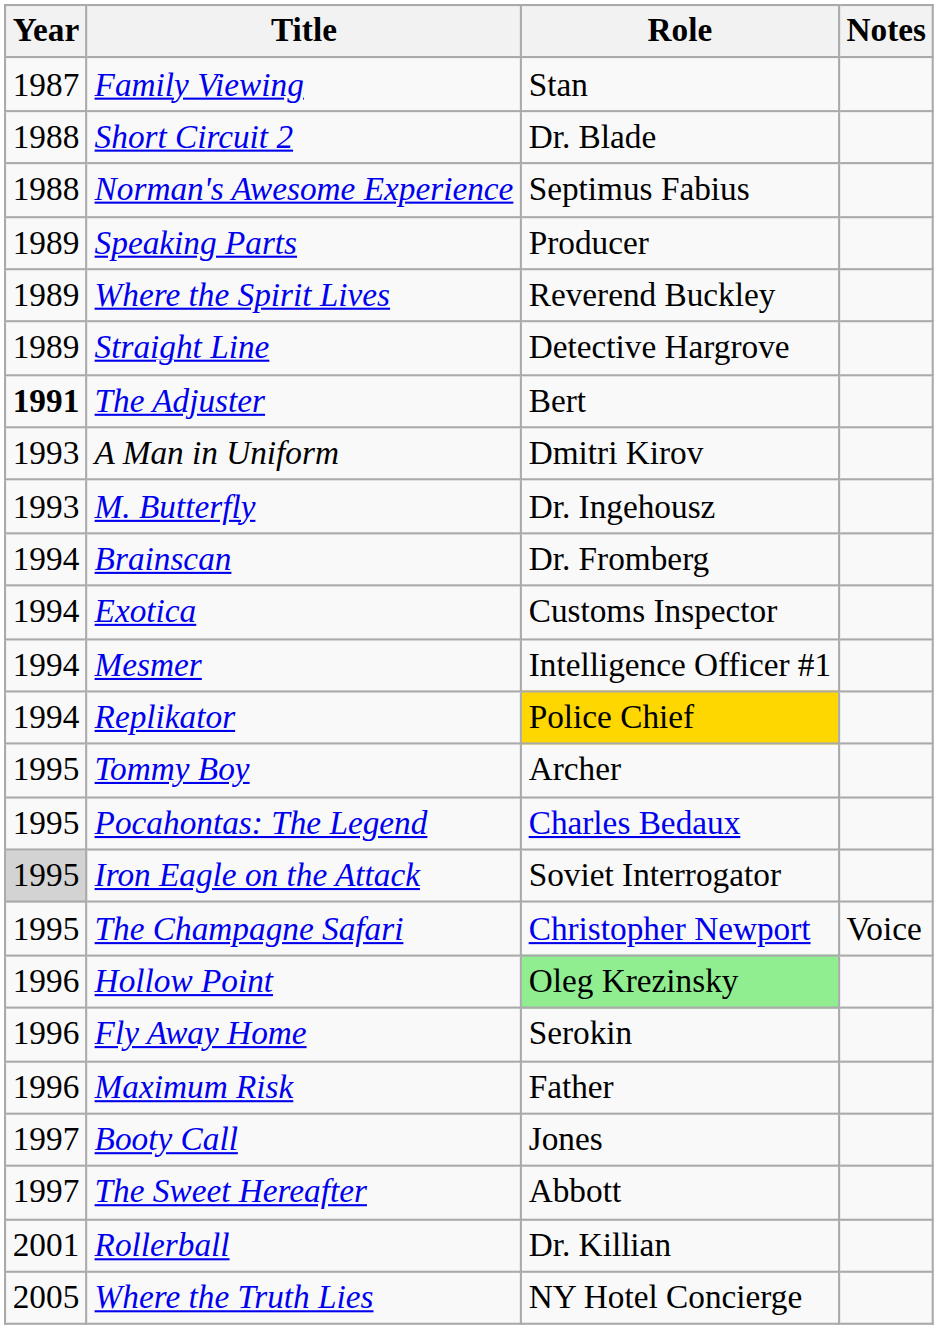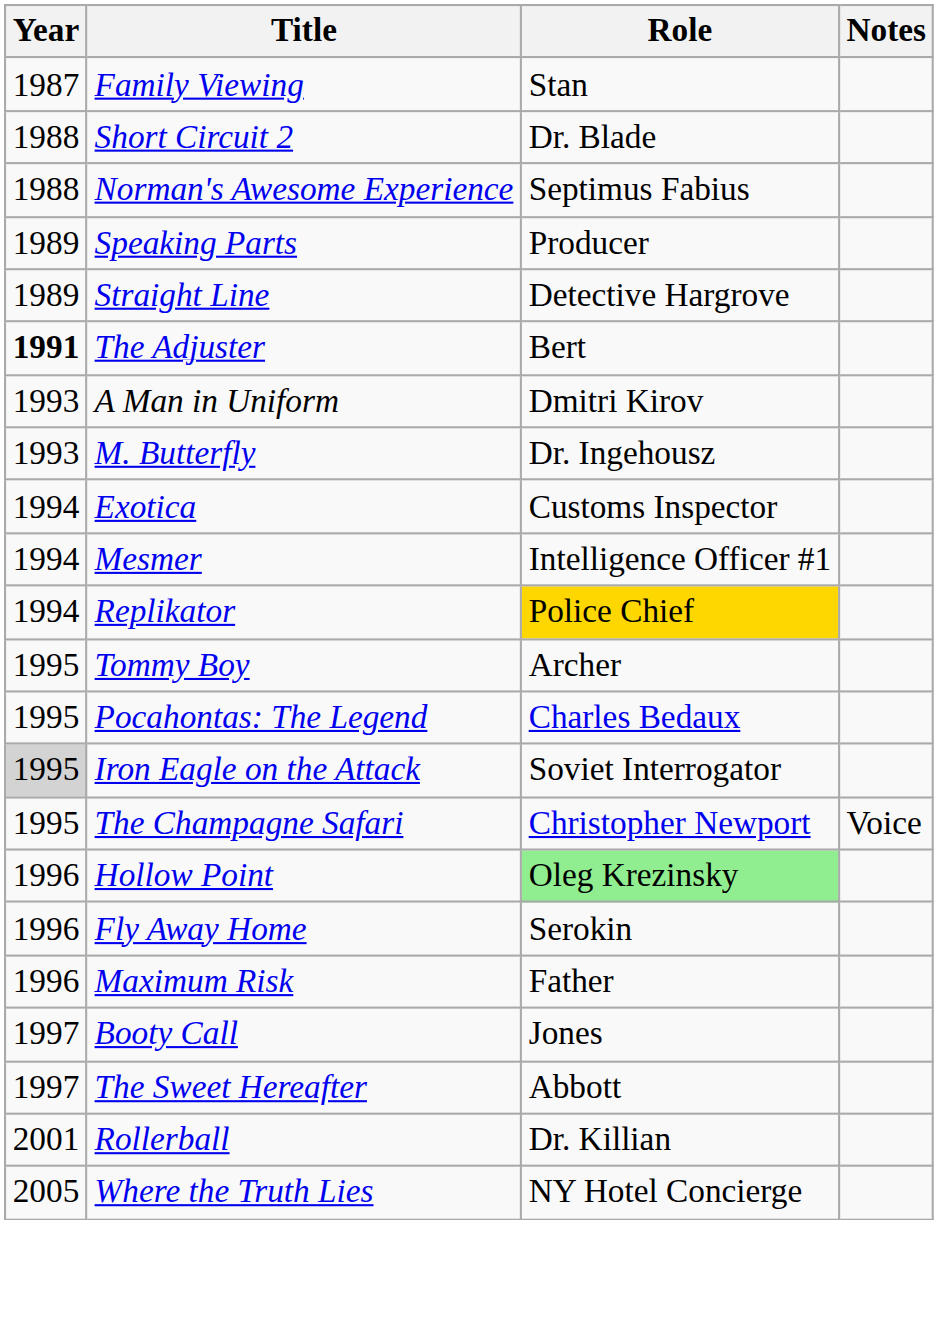- row: (242, 294)
- row: (163, 558)
